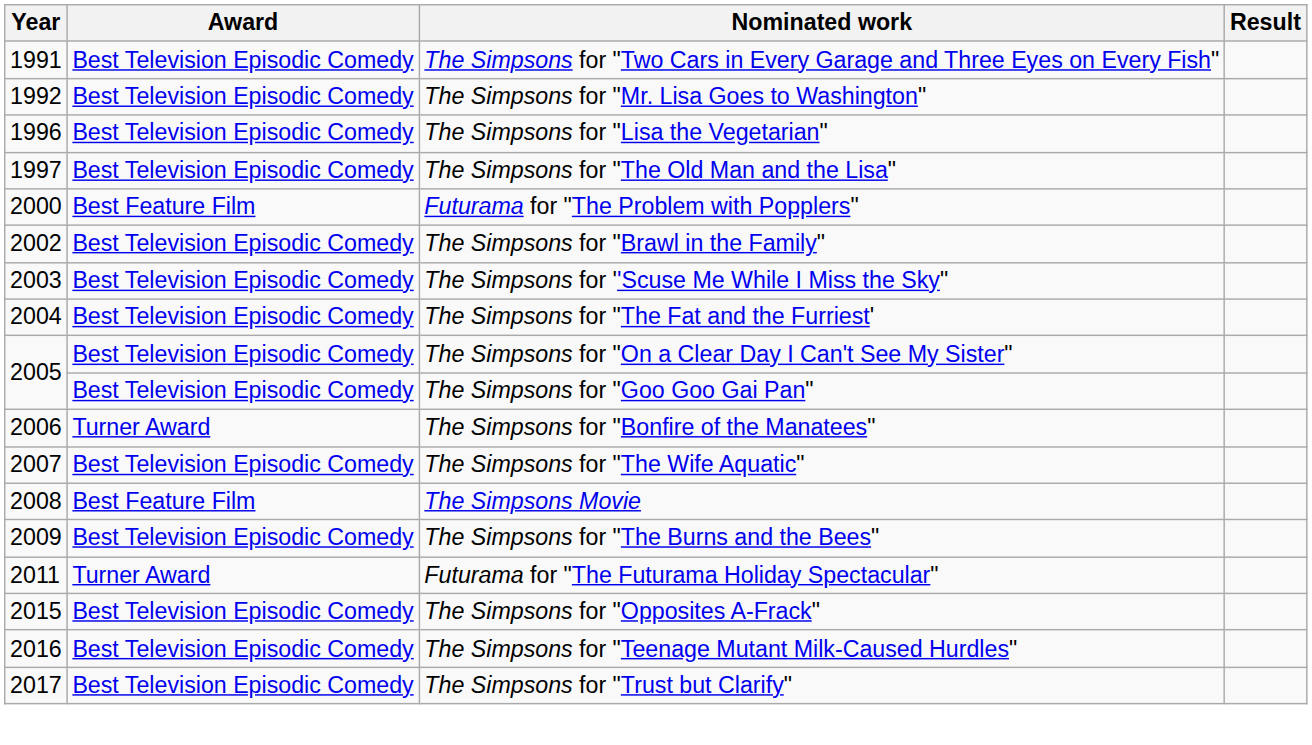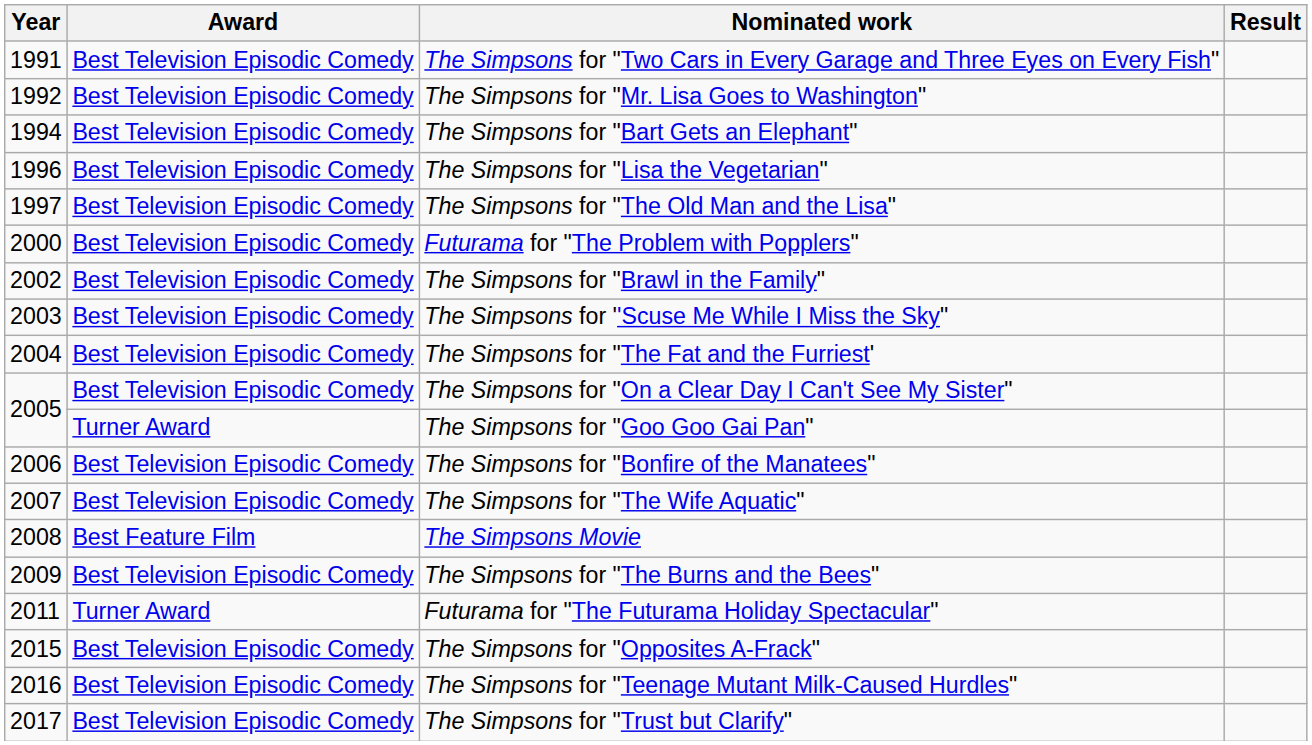+ row: (641, 133)
(164, 206) Best Feature Film -> (243, 243) Best Television Episodic Comedy
(243, 390) Best Television Episodic Comedy -> (141, 427) Turner Award
(141, 427) Turner Award -> (243, 464) Best Television Episodic Comedy
